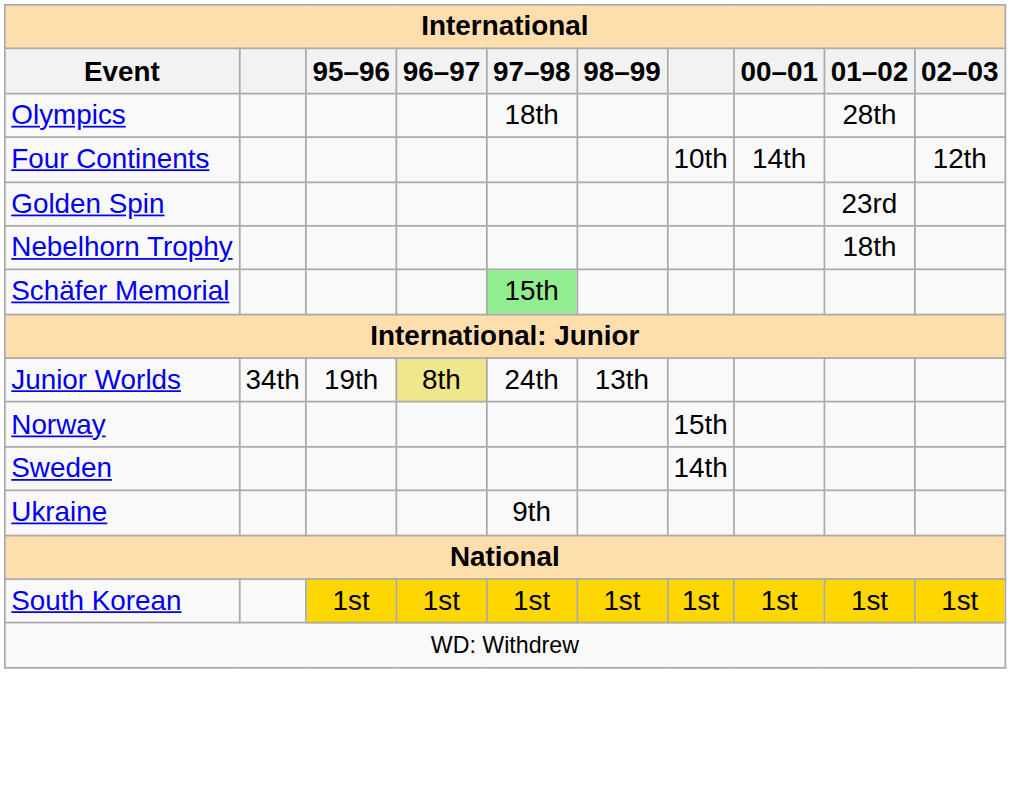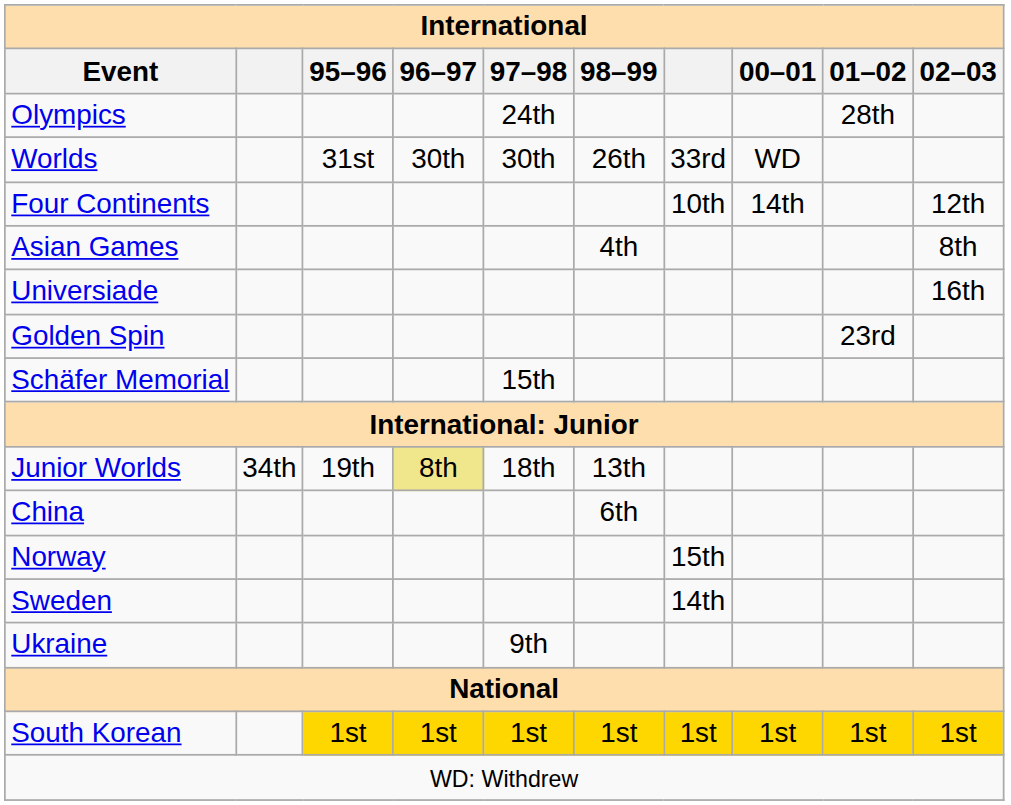(532, 114) 18th -> (529, 114) 24th
+ row: (54, 159)
+ row: (95, 247)
+ row: (85, 291)
- row: (122, 247)
(532, 291) lightgreen background -> (529, 379) no background
(532, 379) 24th -> (529, 468) 18th
+ row: (48, 512)
